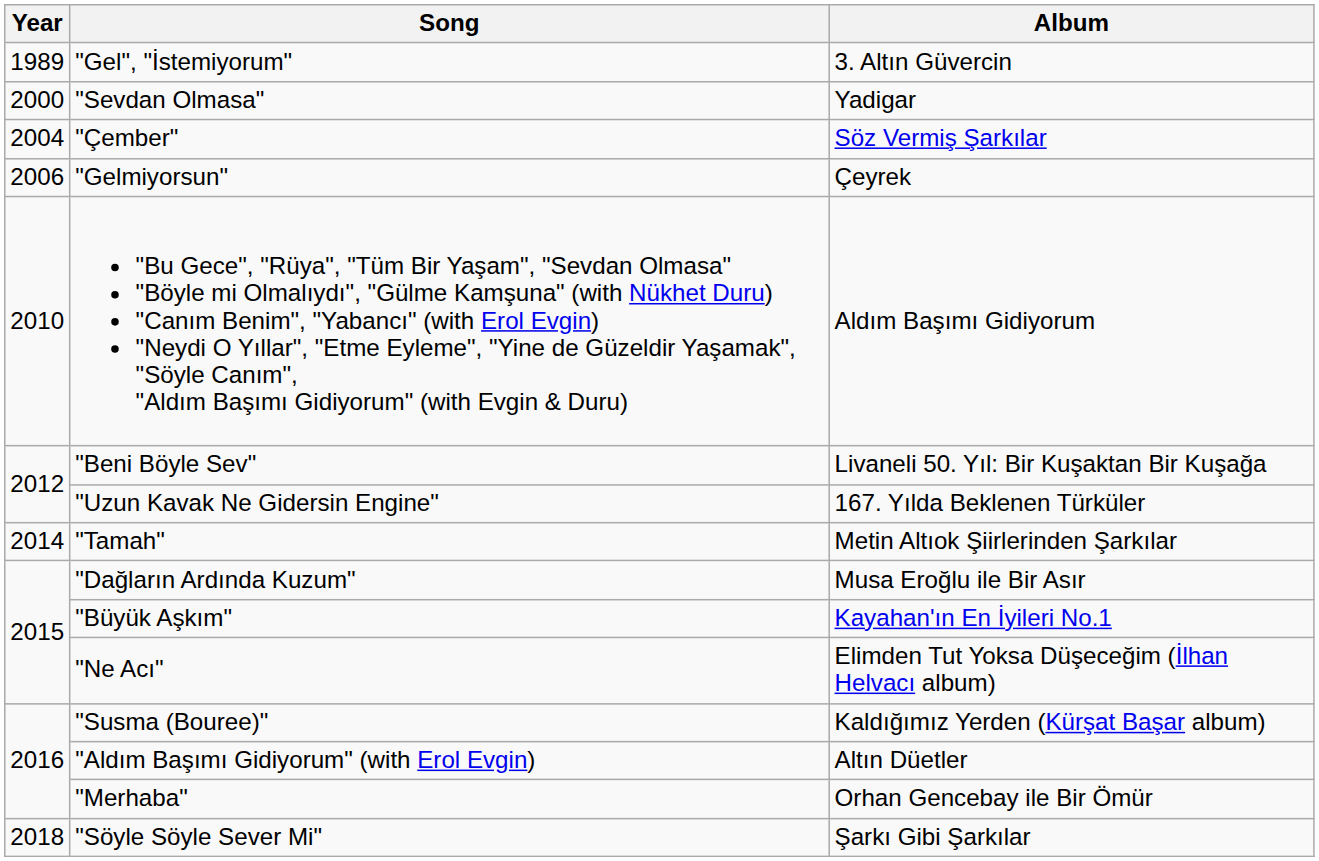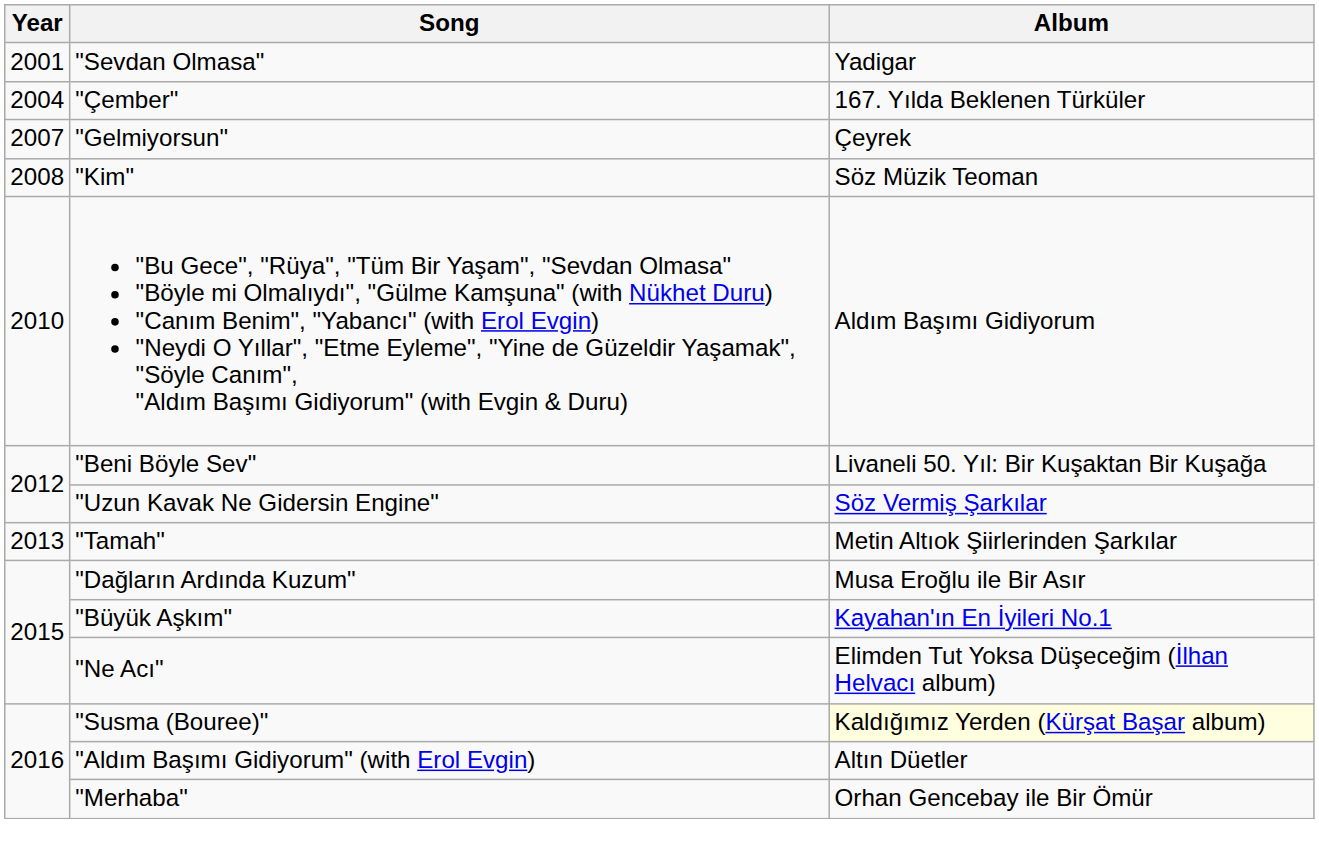- row: (184, 61)
(37, 100) 2000 -> (37, 61) 2001
(941, 138) Söz Vermiş Şarkılar -> (990, 100) 167. Yılda Beklenen Türküler
(37, 176) 2006 -> (37, 138) 2007
+ row: (105, 176)
(990, 503) 167. Yılda Beklenen Türküler -> (941, 503) Söz Vermiş Şarkılar
(37, 541) 2014 -> (37, 541) 2013
(1050, 722) no background -> (1050, 722) lightyellow background
- row: (199, 836)
